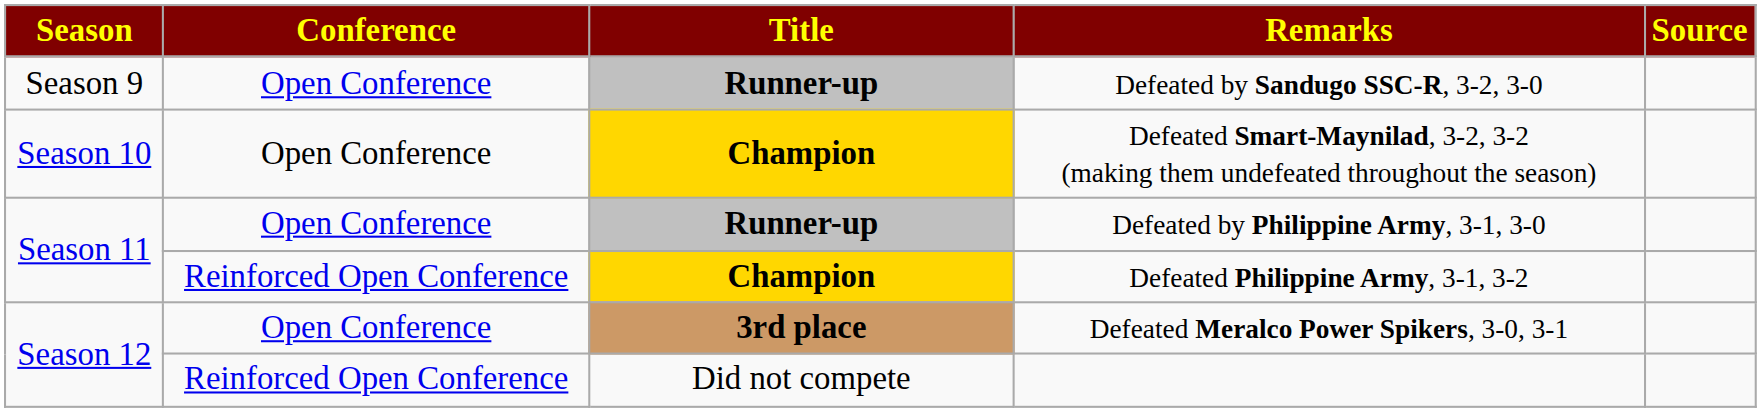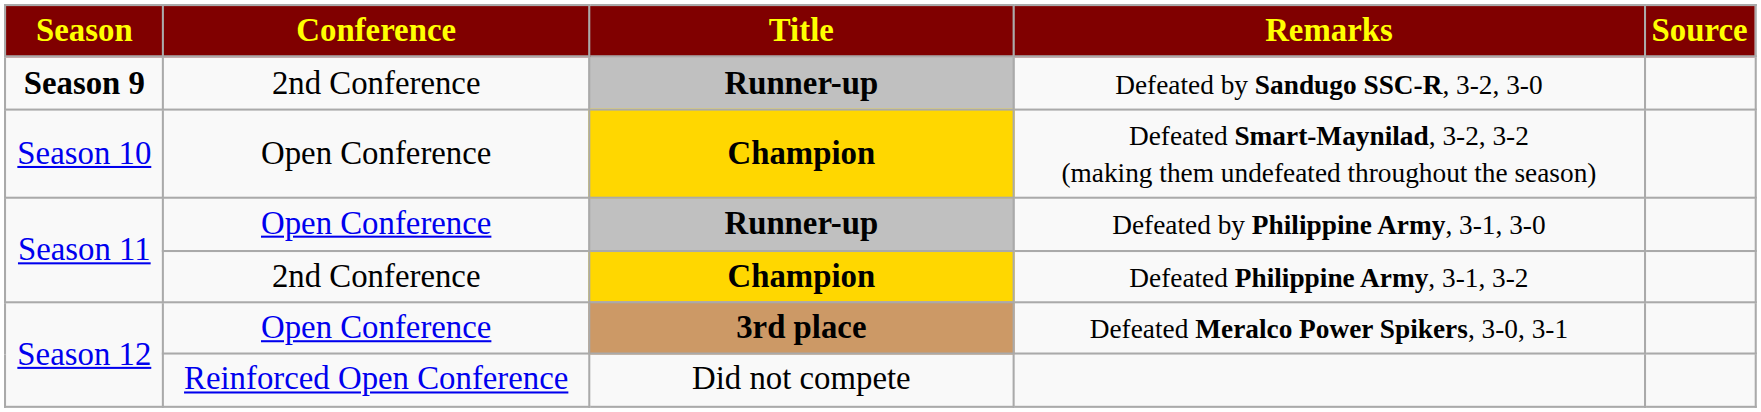(84, 82) normal -> (84, 82) bold
(376, 82) Open Conference -> (376, 82) 2nd Conference
(376, 275) Reinforced Open Conference -> (376, 275) 2nd Conference
